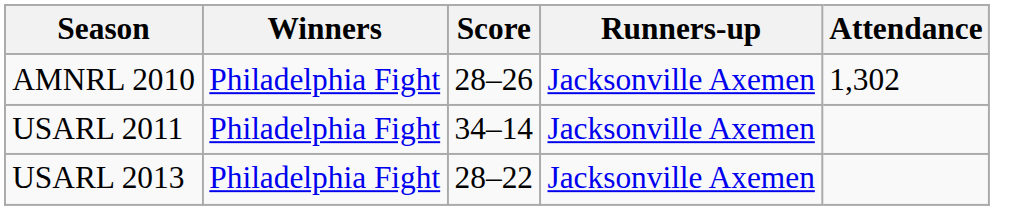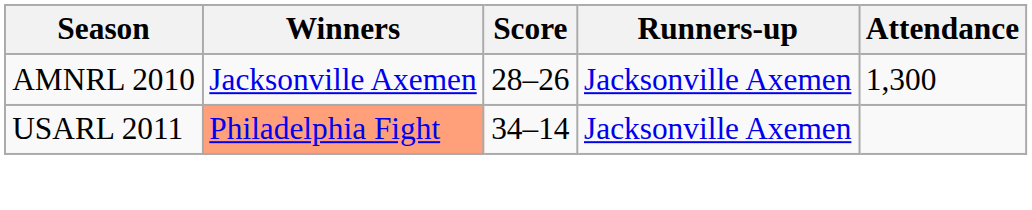(325, 79) Philadelphia Fight -> (343, 79) Jacksonville Axemen
(865, 79) 1,302 -> (901, 79) 1,300
(325, 128) no background -> (325, 128) lightsalmon background
- row: (98, 178)
